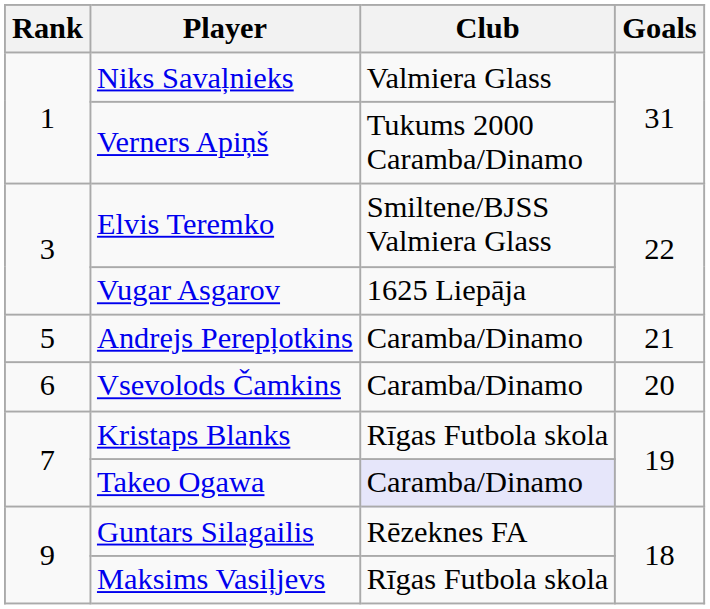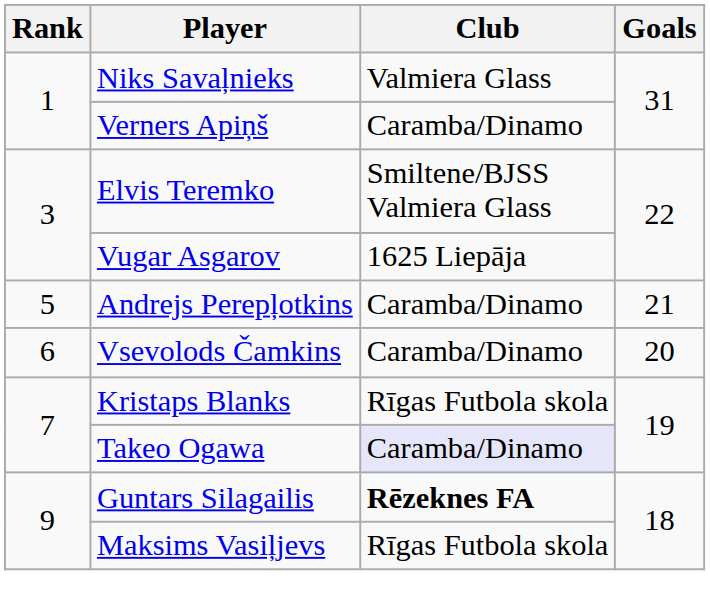(475, 142) Tukums 2000 Caramba/Dinamo -> (475, 125) Caramba/Dinamo
(447, 530) normal -> (451, 496) bold
